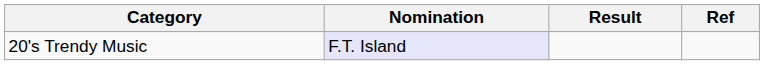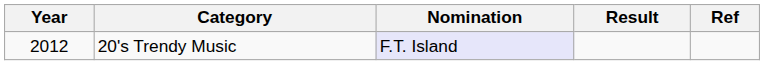+ column: (49, 18)
